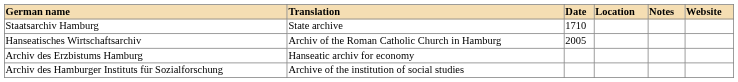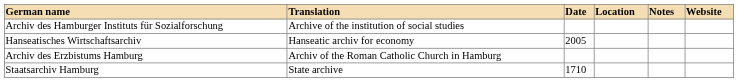rows swapped: (52, 26) <-> (114, 70)
(395, 41) Archiv of the Roman Catholic Church in Hamburg -> (351, 41) Hanseatic archiv for economy
(351, 55) Hanseatic archiv for economy -> (395, 55) Archiv of the Roman Catholic Church in Hamburg
